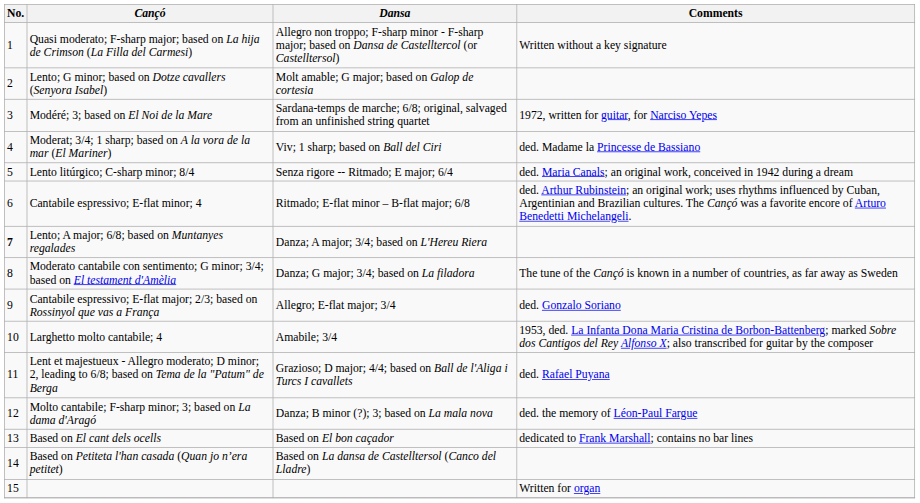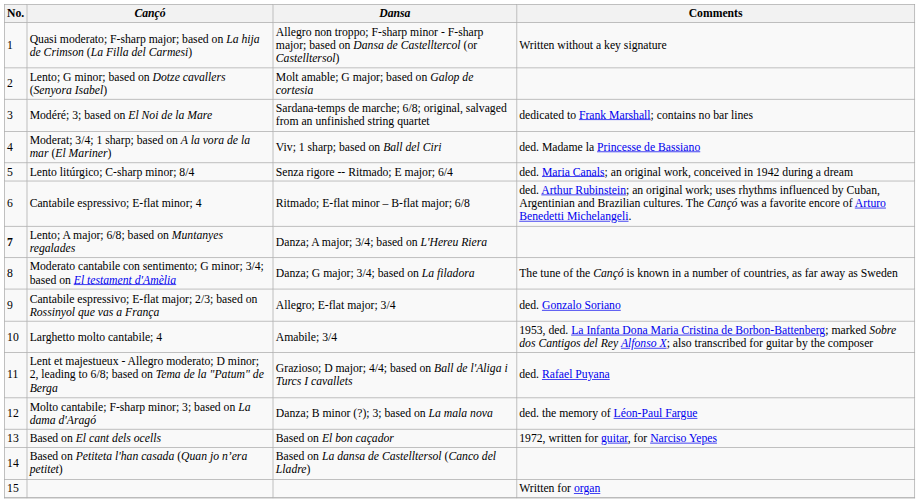(618, 115) 1972, written for guitar, for Narciso Yepes -> (636, 115) dedicated to Frank Marshall; contains no bar lines
(636, 438) dedicated to Frank Marshall; contains no bar lines -> (618, 438) 1972, written for guitar, for Narciso Yepes
